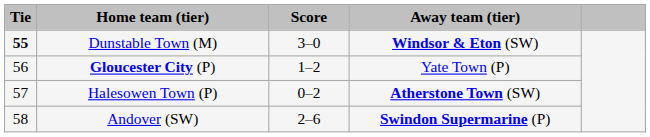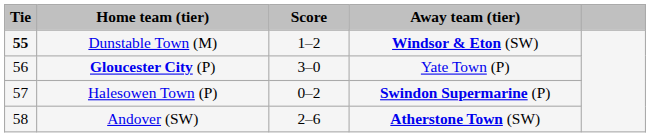(309, 43) 3–0 -> (309, 43) 1–2
(309, 68) 1–2 -> (309, 68) 3–0
(465, 93) Atherstone Town (SW) -> (465, 93) Swindon Supermarine (P)
(465, 119) Swindon Supermarine (P) -> (465, 119) Atherstone Town (SW)
